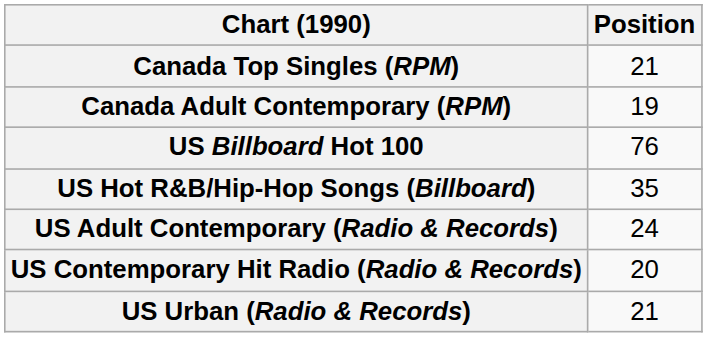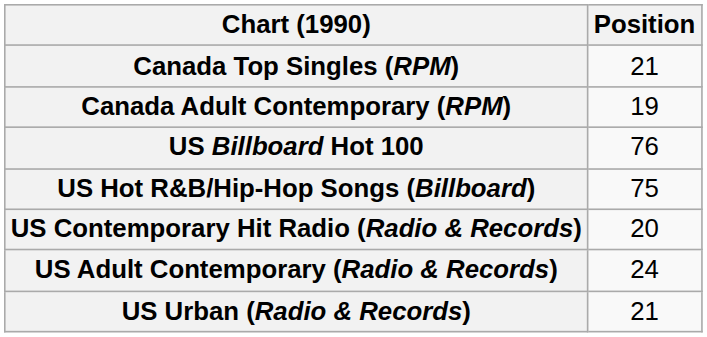(645, 188) 35 -> (645, 188) 75
rows swapped: (296, 229) <-> (296, 270)
